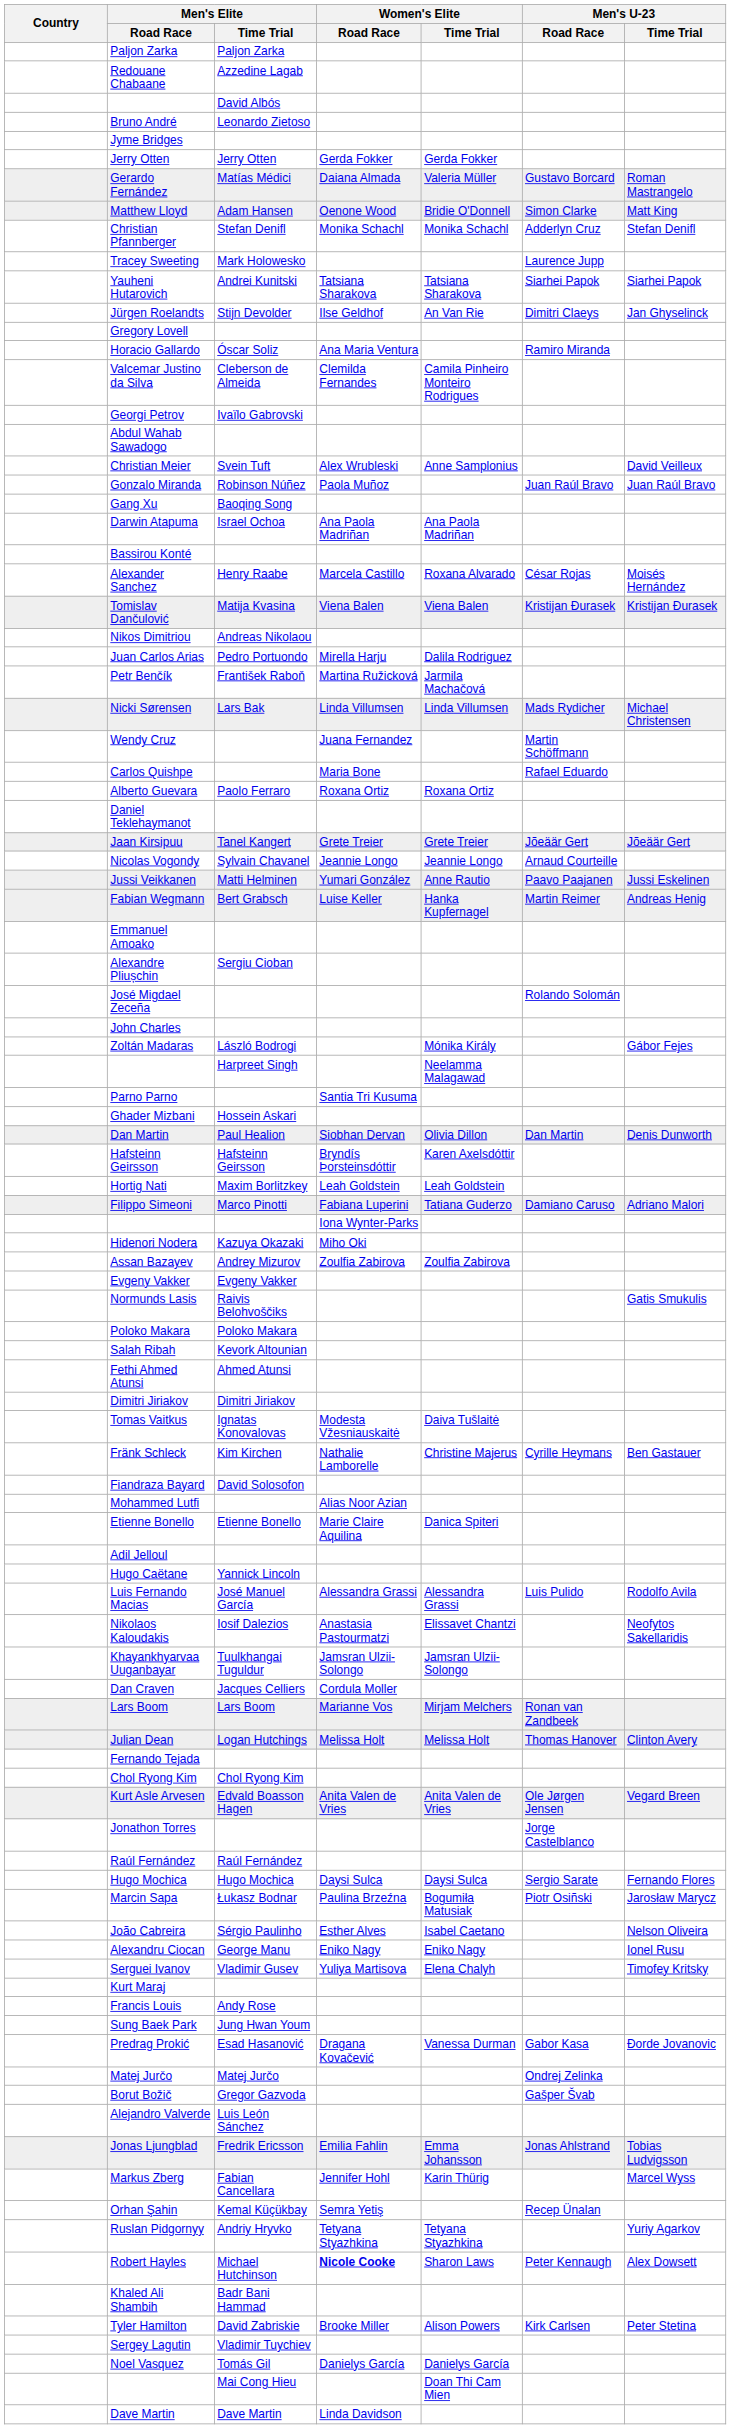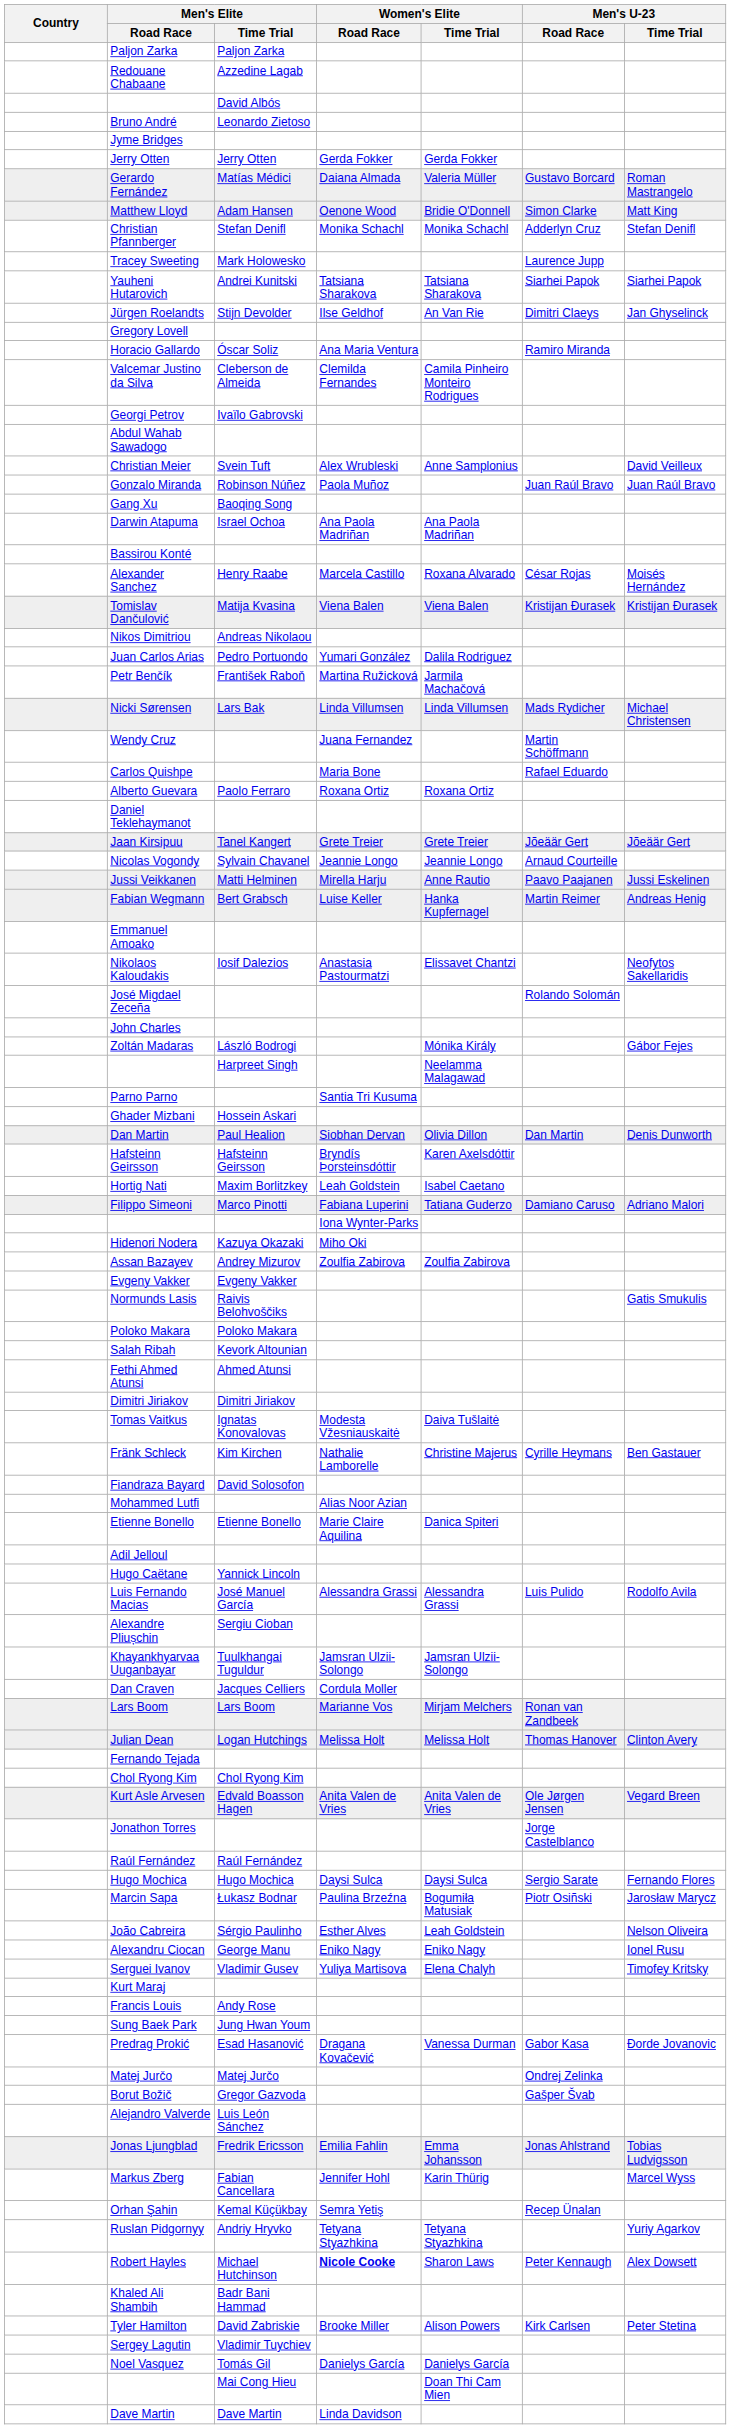(353, 657) Mirella Harju -> (365, 657) Yumari González
(365, 880) Yumari González -> (353, 880) Mirella Harju
rows swapped: (140, 1631) <-> (137, 970)
(464, 1186) Leah Goldstein -> (464, 1186) Isabel Caetano
(464, 1931) Isabel Caetano -> (464, 1931) Leah Goldstein
